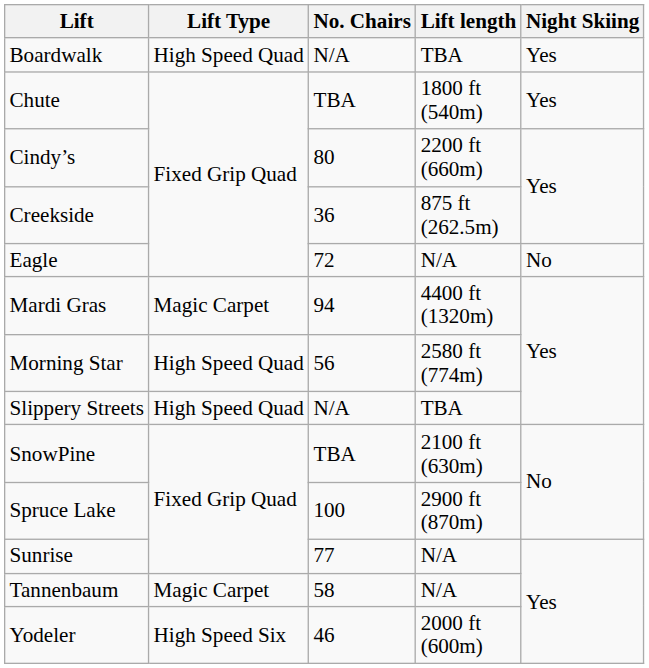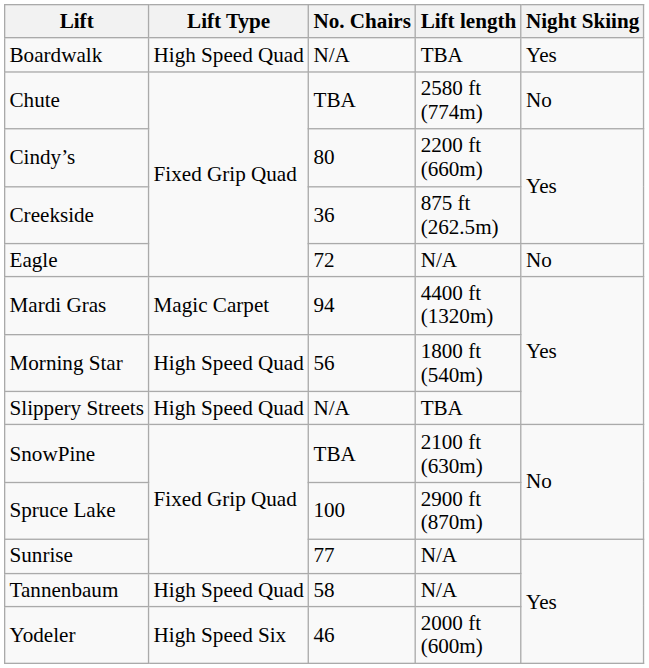(452, 100) 1800 ft (540m) -> (452, 100) 2580 ft (774m)
(541, 100) Yes -> (539, 100) No
(452, 362) 2580 ft (774m) -> (452, 362) 1800 ft (540m)
(211, 589) Magic Carpet -> (229, 589) High Speed Quad
